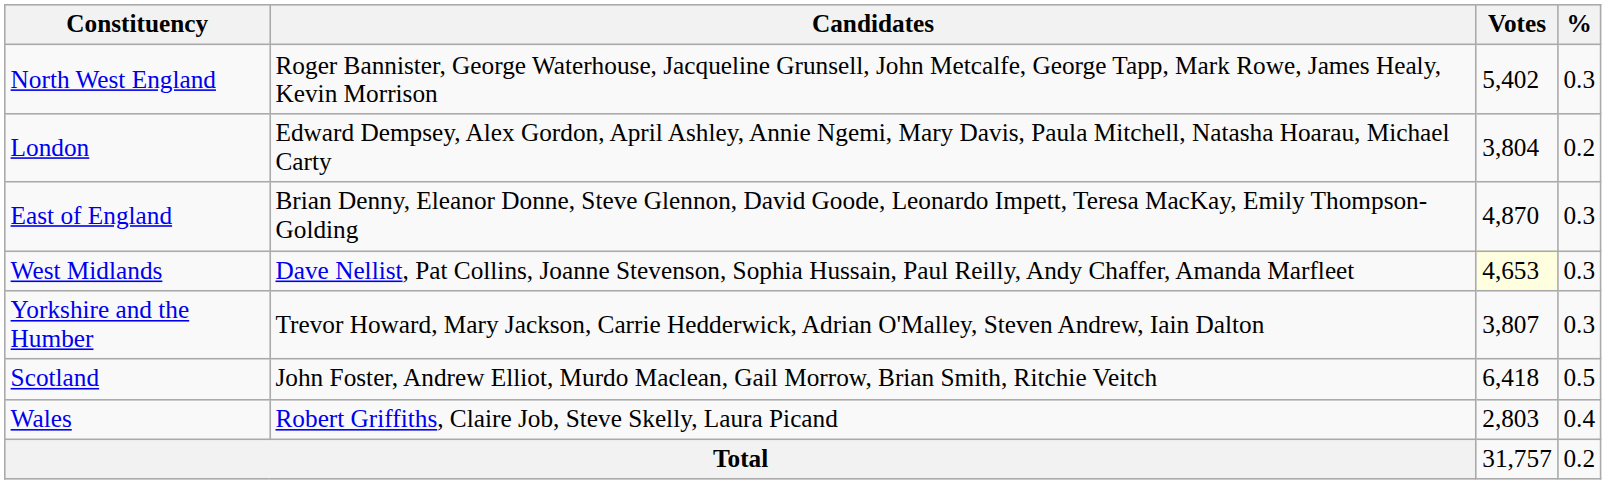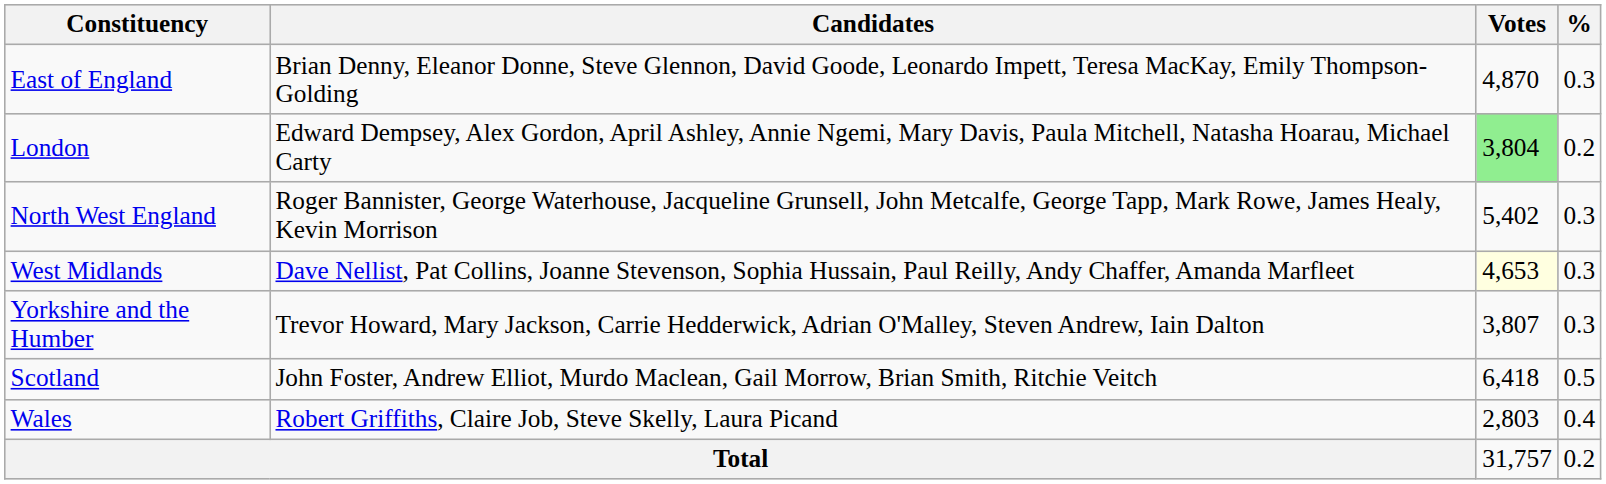rows swapped: (91, 215) <-> (113, 78)
(1511, 147) no background -> (1511, 147) lightgreen background
